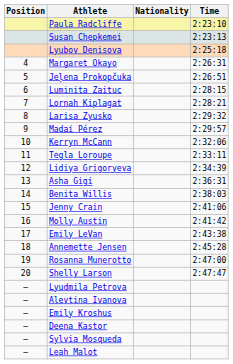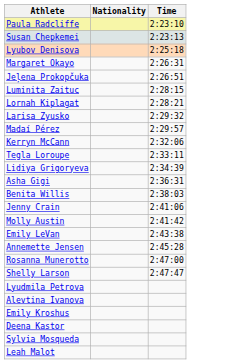- column: (26, 11)
